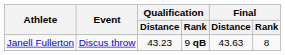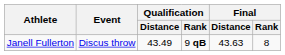(160, 43) 43.23 -> (160, 43) 43.49
